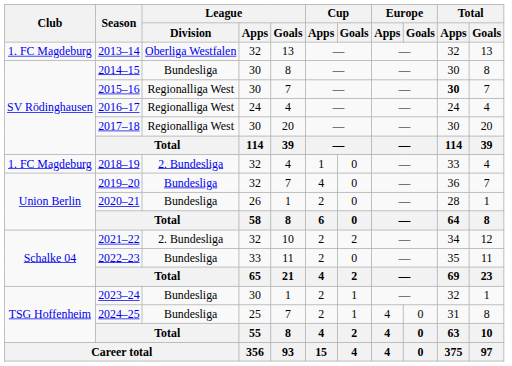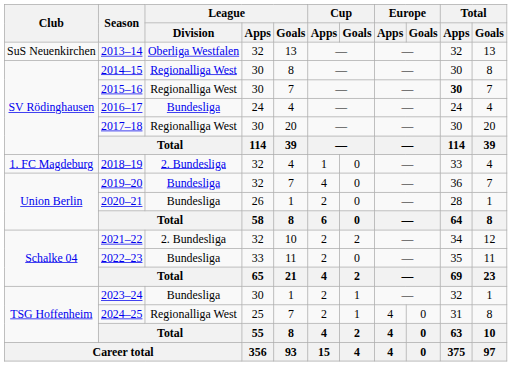(50, 51) 1. FC Magdeburg -> (51, 51) SuS Neuenkirchen
(191, 70) Bundesliga -> (194, 70) Regionalliga West
(191, 107) Regionalliga West -> (194, 107) Bundesliga
(191, 314) Bundesliga -> (194, 314) Regionalliga West
